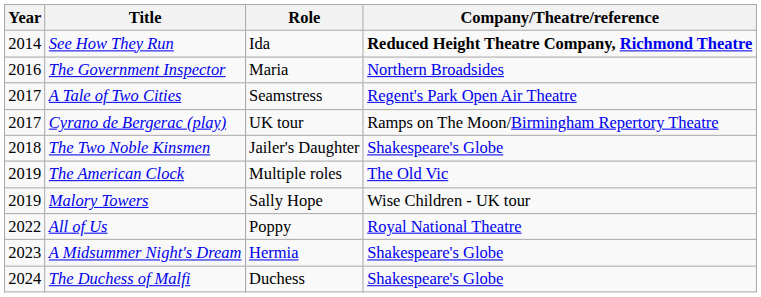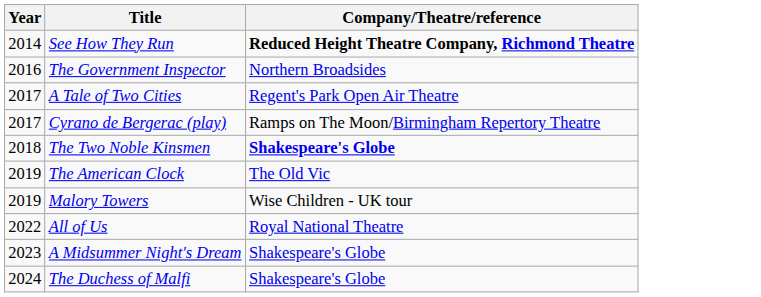- column: (304, 17)
(435, 148) normal -> (322, 148) bold
